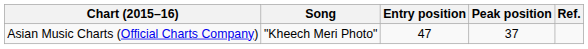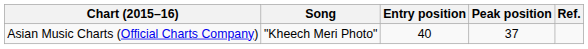(425, 33) 47 -> (425, 33) 40
